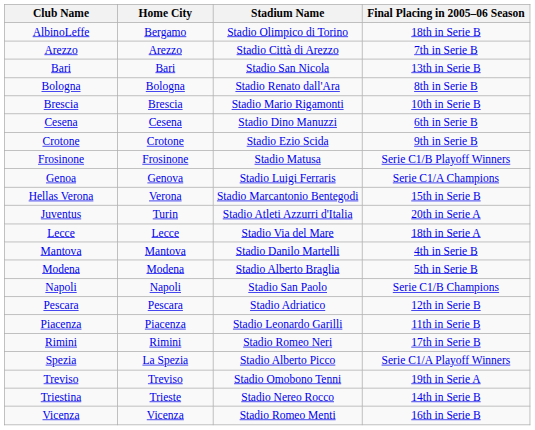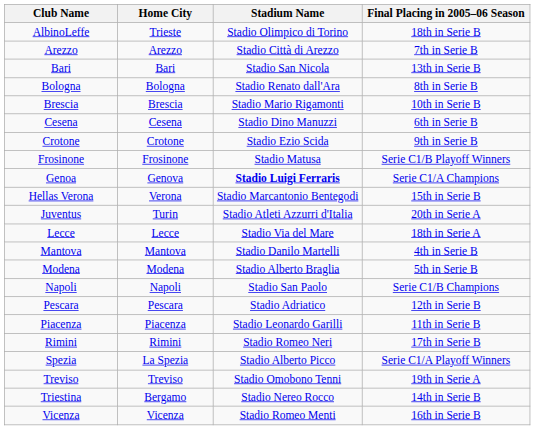(165, 31) Bergamo -> (165, 31) Trieste
(288, 178) normal -> (288, 178) bold
(165, 397) Trieste -> (165, 397) Bergamo
